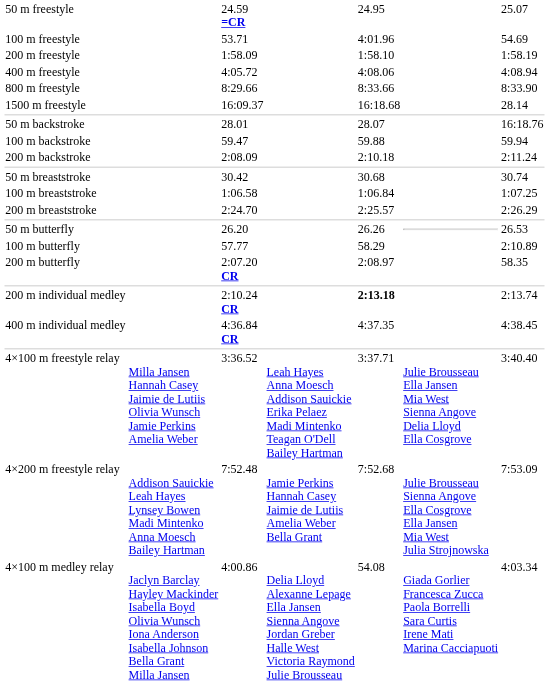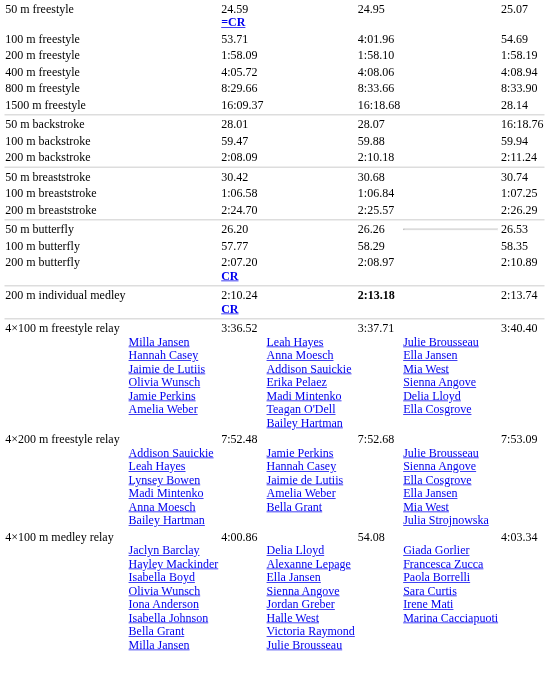(519, 246) 2:10.89 -> (515, 246) 58.35
(515, 262) 58.35 -> (519, 262) 2:10.89
- row: (65, 325)
